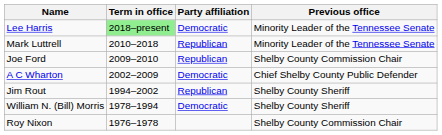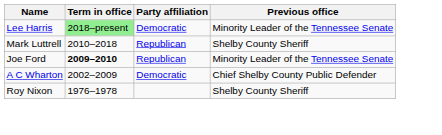(344, 43) Minority Leader of the Tennessee Senate -> (260, 43) Shelby County Sheriff
(134, 59) normal -> (92, 59) bold
(328, 59) Shelby County Commission Chair -> (303, 59) Minority Leader of the Tennessee Senate
- row: (26, 91)
- row: (55, 106)
(328, 122) Shelby County Commission Chair -> (260, 91) Shelby County Sheriff
